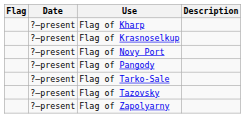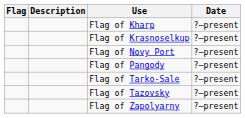columns swapped: (53, 11) <-> (211, 11)
